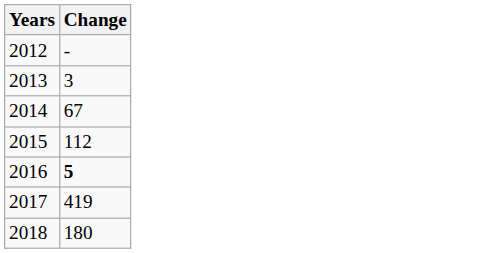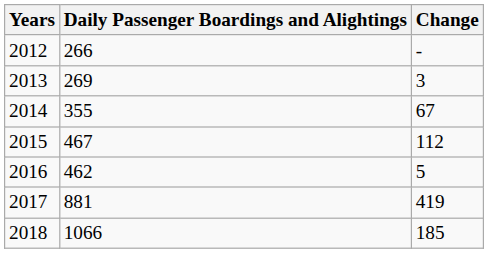+ column: (235, 19)
(69, 171) bold -> (421, 171) normal
(78, 232) 180 -> (430, 232) 185
